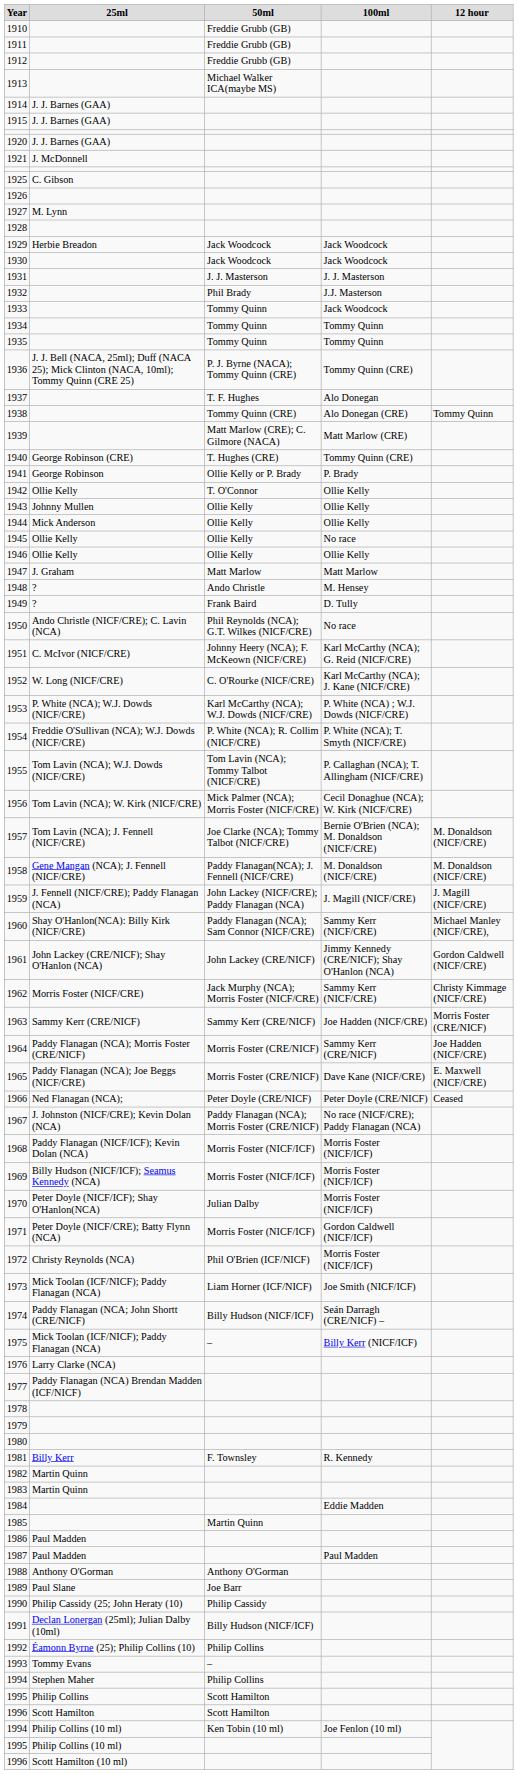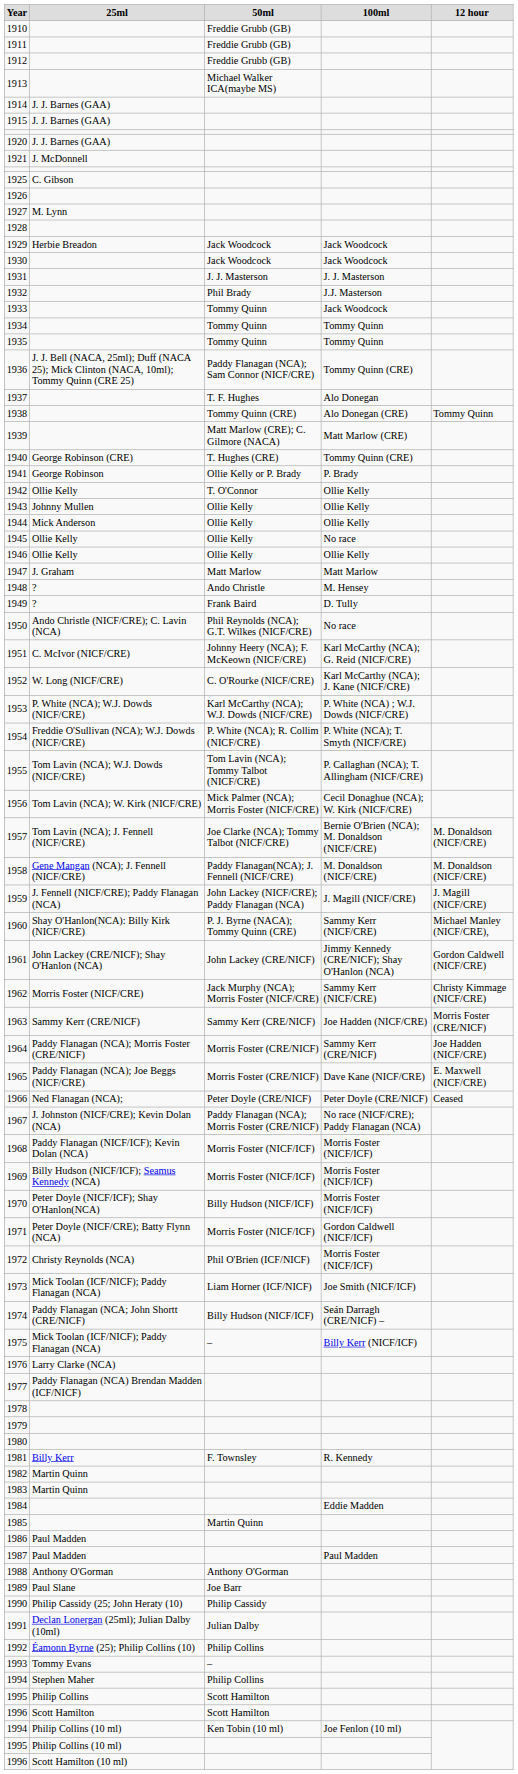(252, 369) P. J. Byrne (NACA); Tommy Quinn (CRE) -> (261, 369) Paddy Flanagan (NCA); Sam Connor (NICF/CRE)
(261, 926) Paddy Flanagan (NCA); Sam Connor (NICF/CRE) -> (252, 926) P. J. Byrne (NACA); Tommy Quinn (CRE)
(233, 1204) Julian Dalby -> (260, 1204) Billy Hudson (NICF/ICF)
(260, 1625) Billy Hudson (NICF/ICF) -> (233, 1625) Julian Dalby
